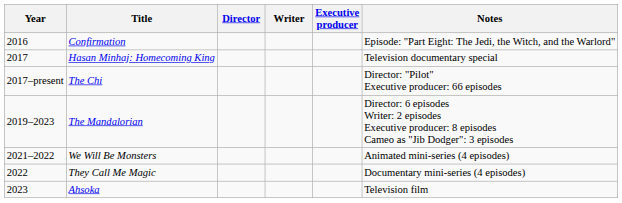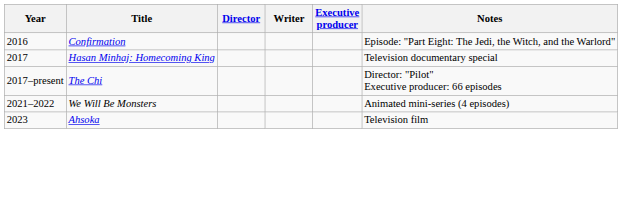- row: (106, 121)
- row: (112, 172)
